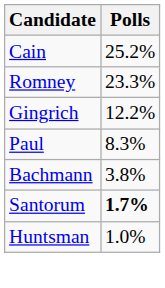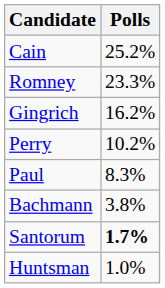(130, 112) 12.2% -> (130, 112) 16.2%
+ row: (30, 143)
